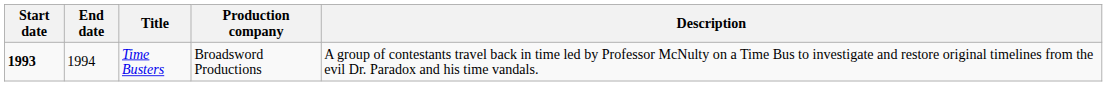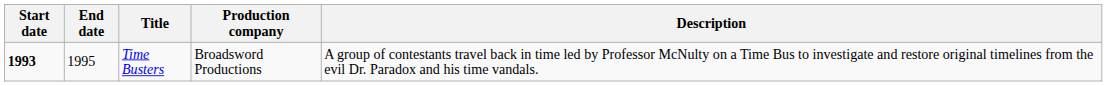(81, 61) 1994 -> (81, 61) 1995
